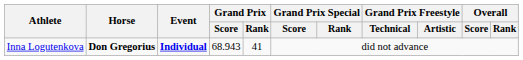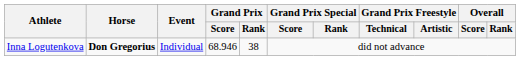(183, 47) bold -> (182, 47) normal
(226, 47) 68.943 -> (223, 47) 68.946
(257, 47) 41 -> (254, 47) 38
